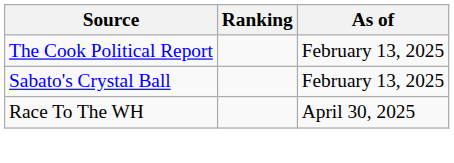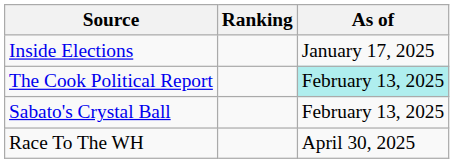+ row: (71, 50)
(373, 50) no background -> (373, 81) paleturquoise background
